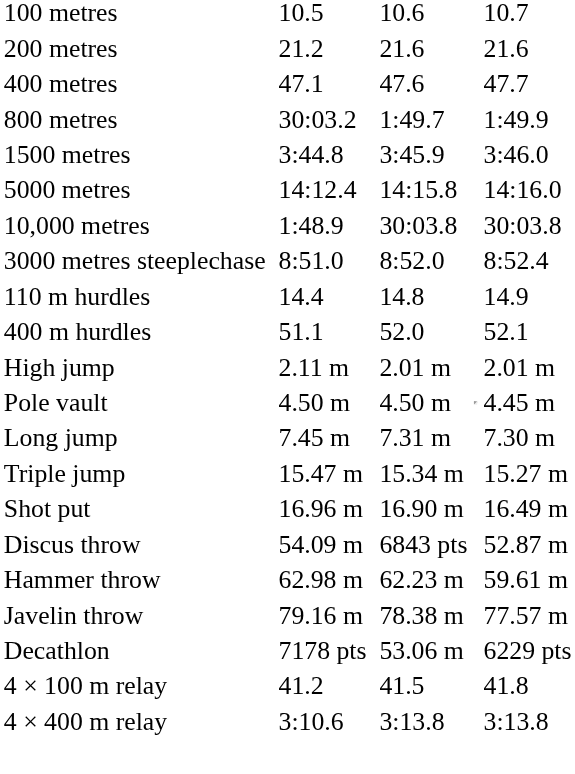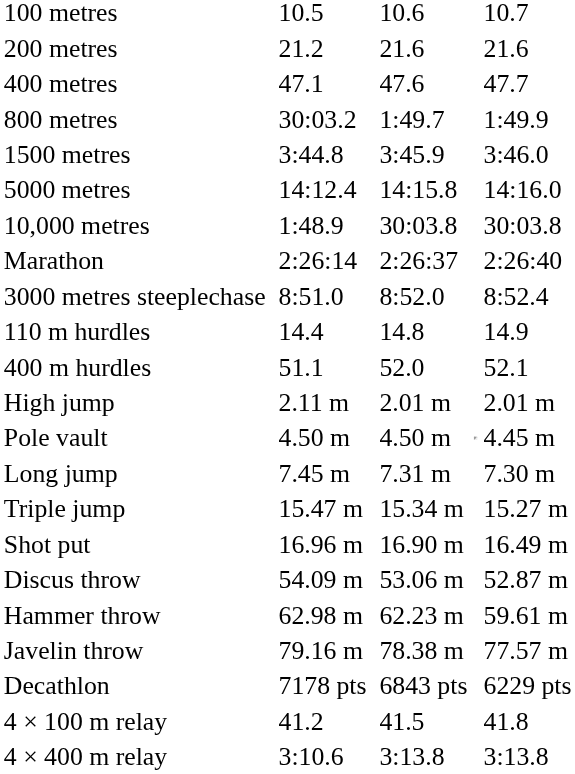+ row: (54, 260)
(423, 544) 6843 pts -> (422, 579) 53.06 m
(422, 650) 53.06 m -> (423, 685) 6843 pts
